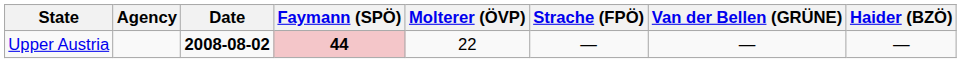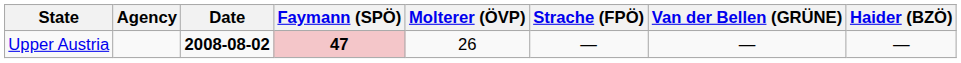(339, 44) 44 -> (339, 44) 47
(467, 44) 22 -> (467, 44) 26
